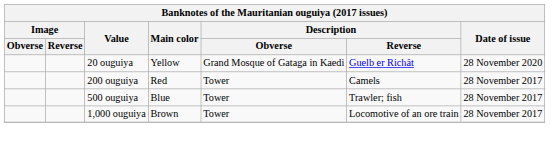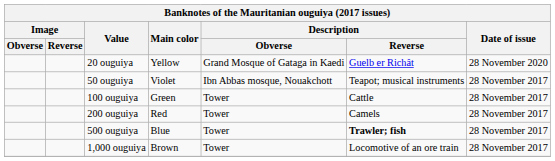+ row: (110, 80)
+ row: (113, 97)
(375, 97) normal -> (378, 131) bold
